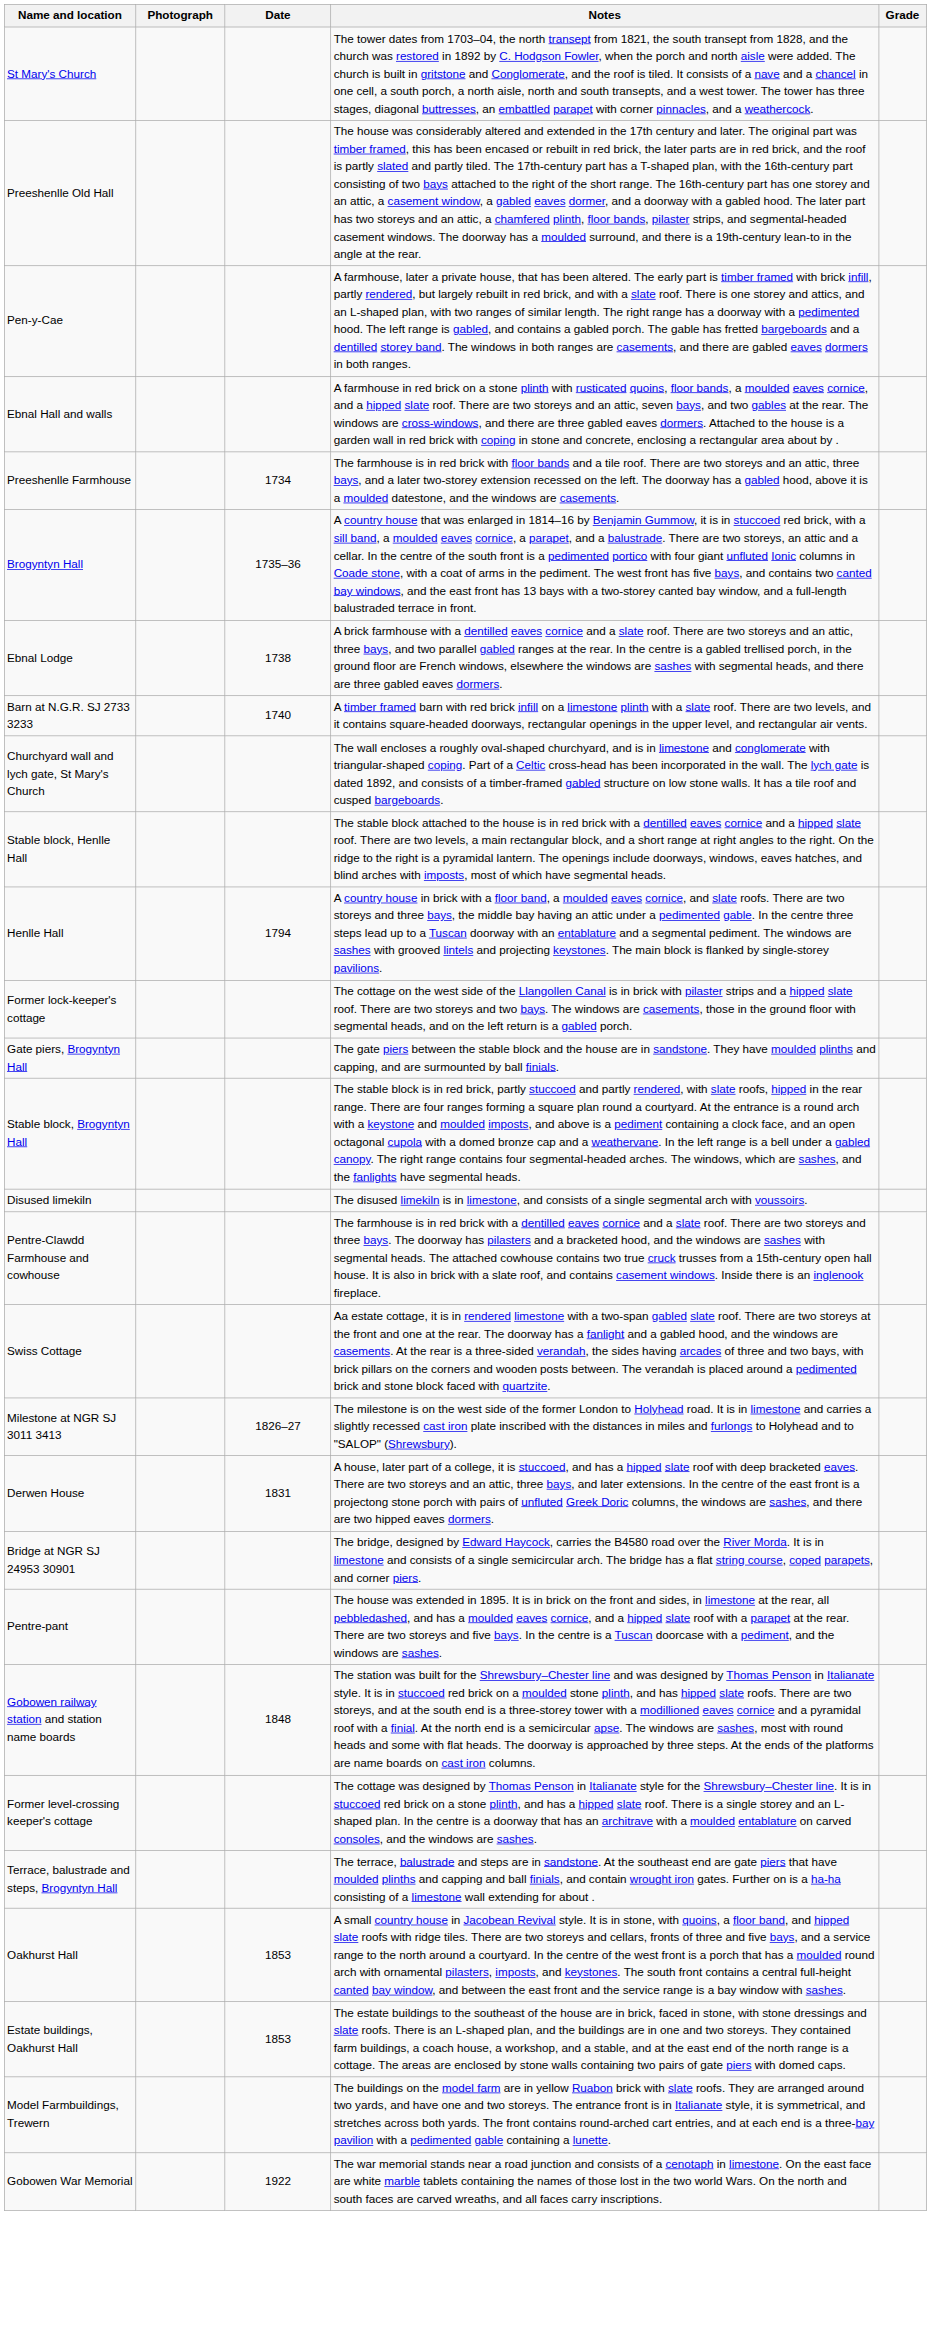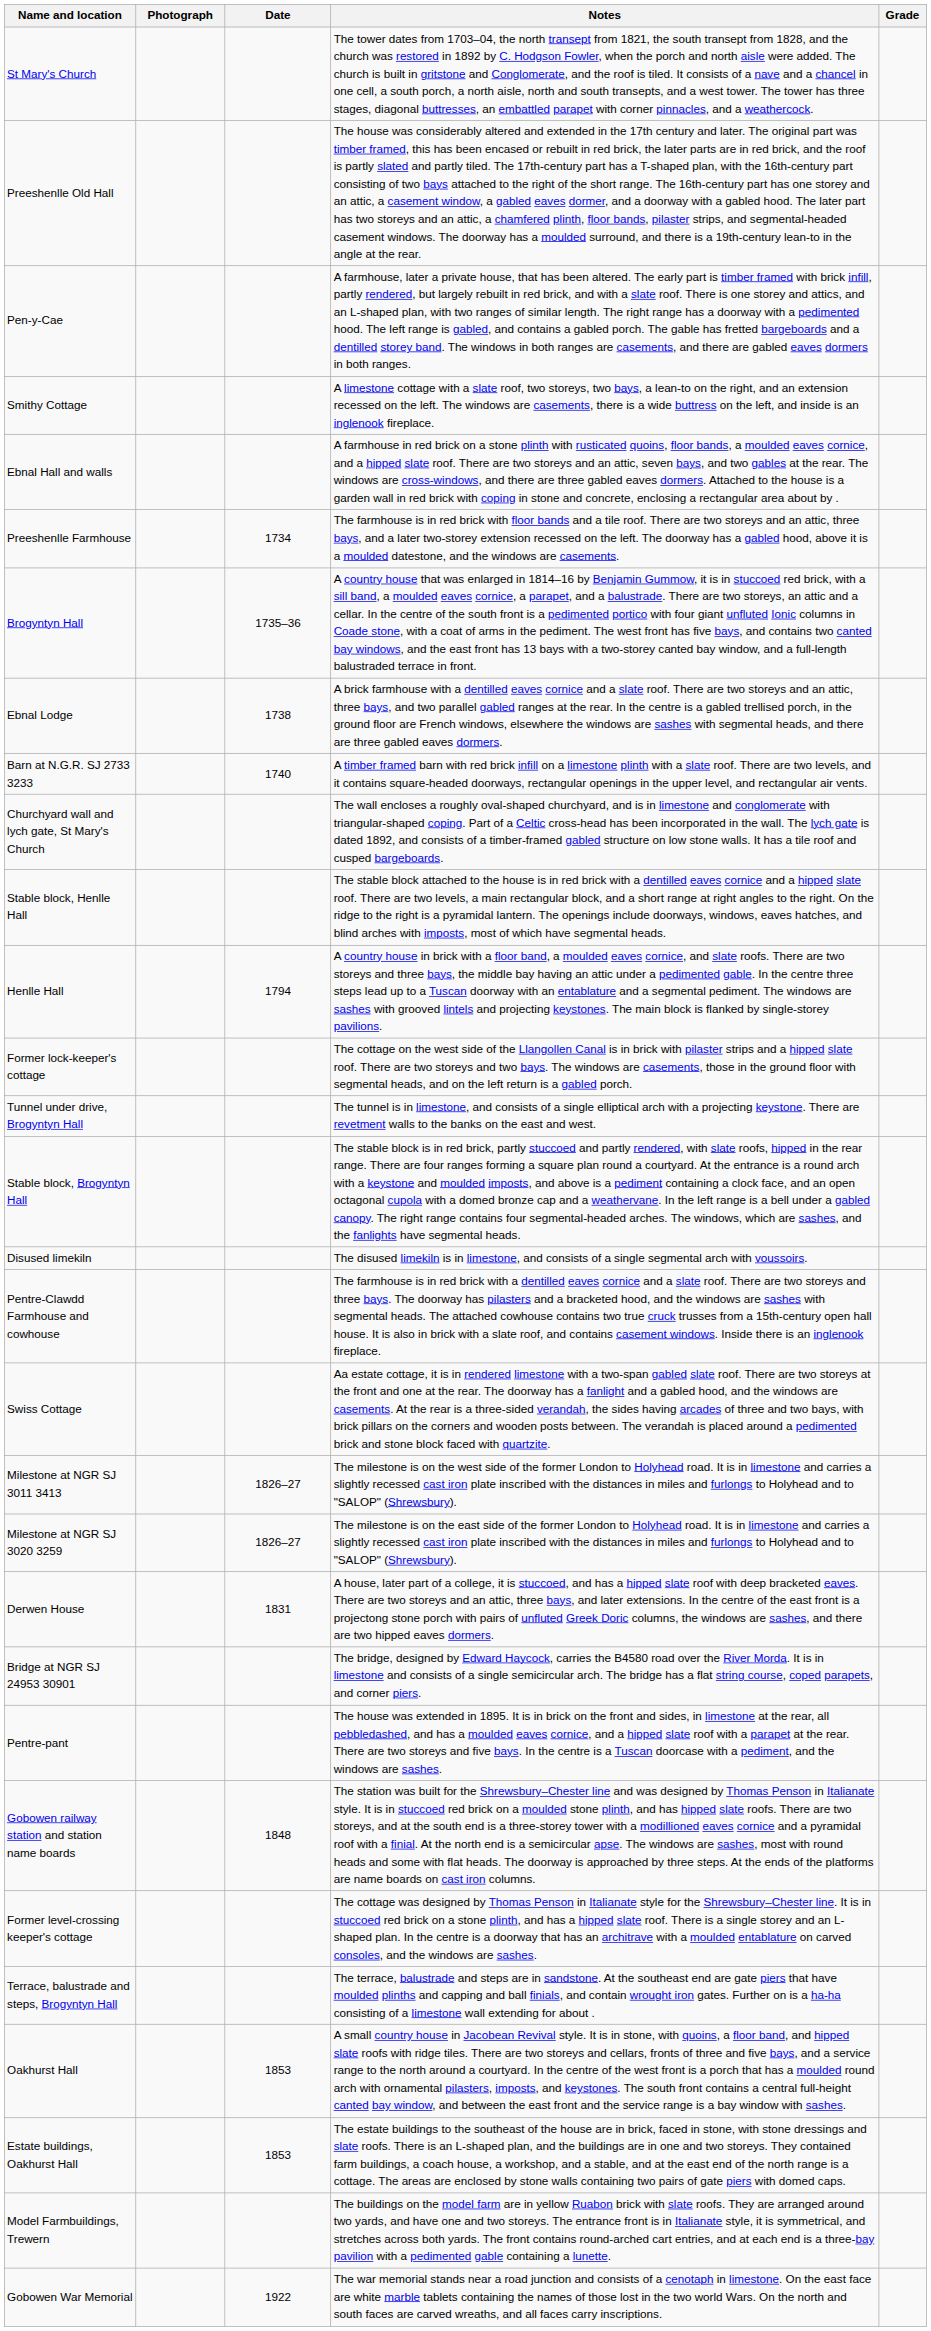+ row: (47, 405)
- row: (64, 1058)
+ row: (57, 1116)
+ row: (62, 1542)
